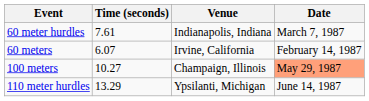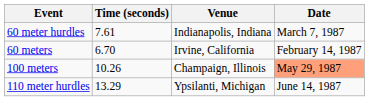(105, 50) 6.07 -> (105, 50) 6.70
(108, 68) 10.27 -> (108, 68) 10.26
